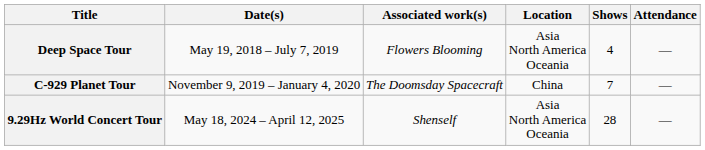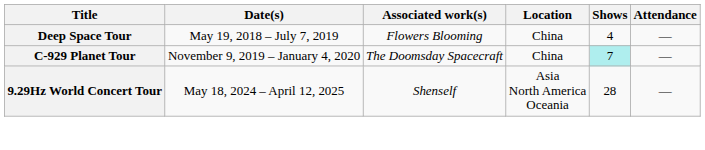(548, 49) Asia North America Oceania -> (548, 35) China
(610, 85) no background -> (610, 55) paleturquoise background
